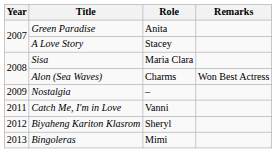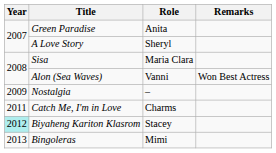(158, 44) Stacey -> (158, 44) Sheryl
(161, 76) Charms -> (157, 76) Vanni
(157, 108) Vanni -> (161, 108) Charms
(17, 124) no background -> (17, 124) paleturquoise background
(158, 124) Sheryl -> (158, 124) Stacey
